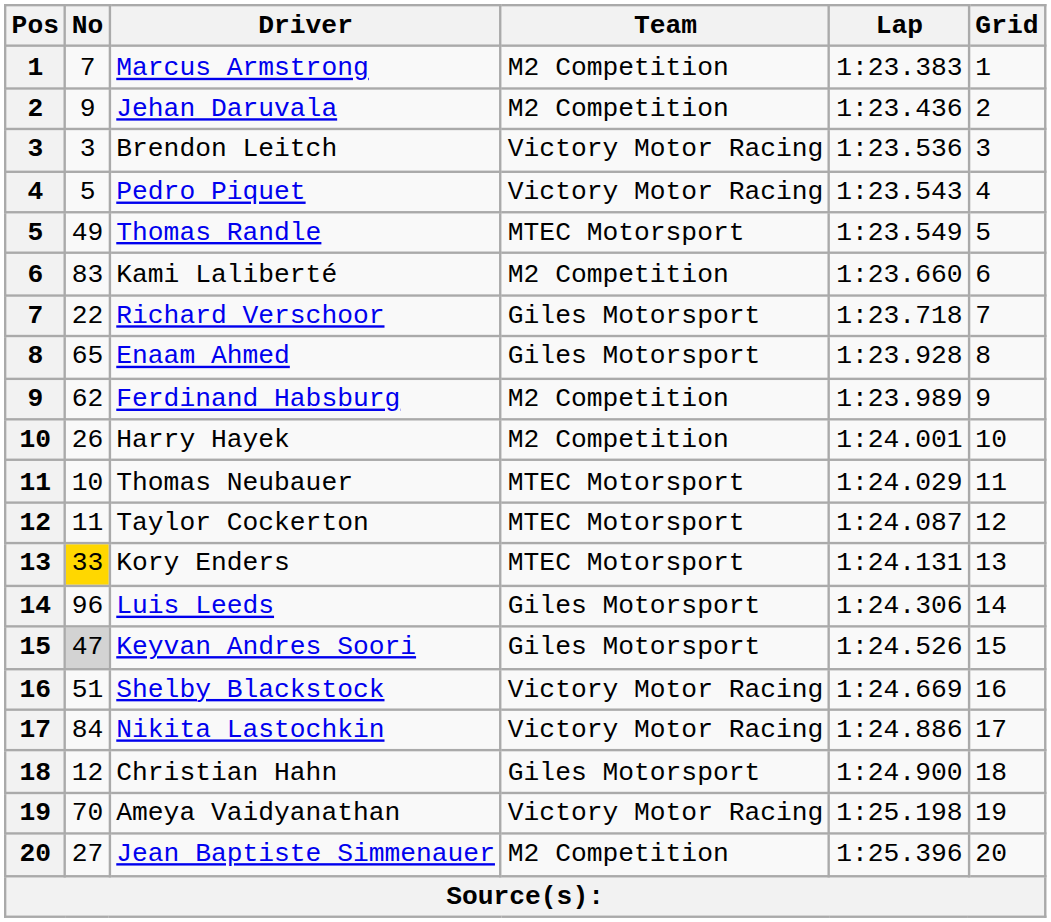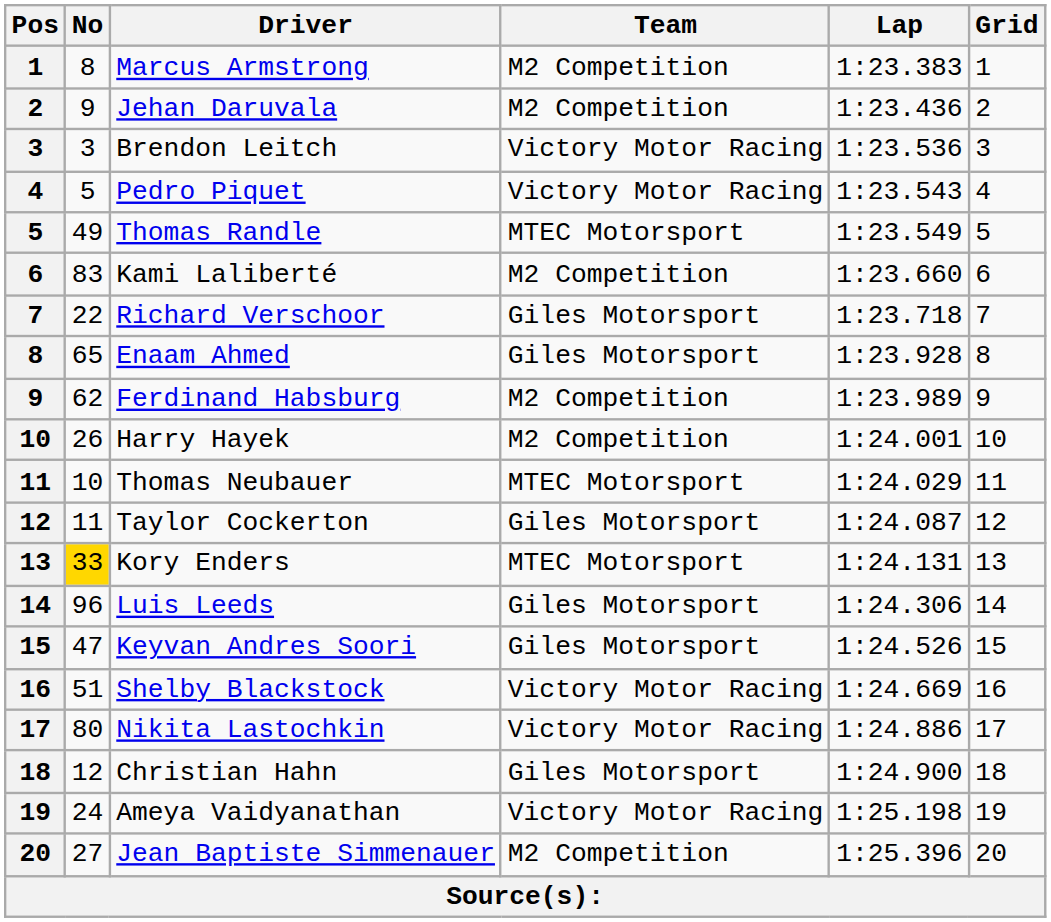(88, 67) 7 -> (88, 67) 8
(626, 523) MTEC Motorsport -> (634, 523) Giles Motorsport
(88, 647) lightgrey background -> (88, 647) no background
(88, 730) 84 -> (88, 730) 80
(88, 813) 70 -> (88, 813) 24
